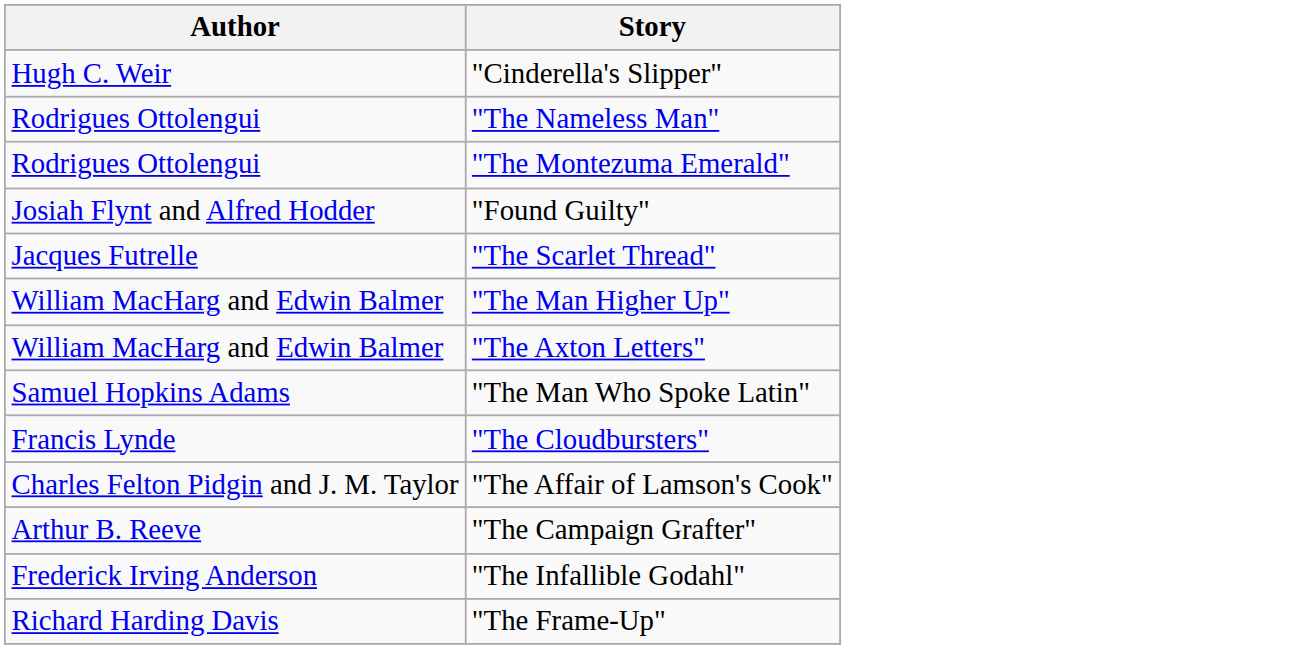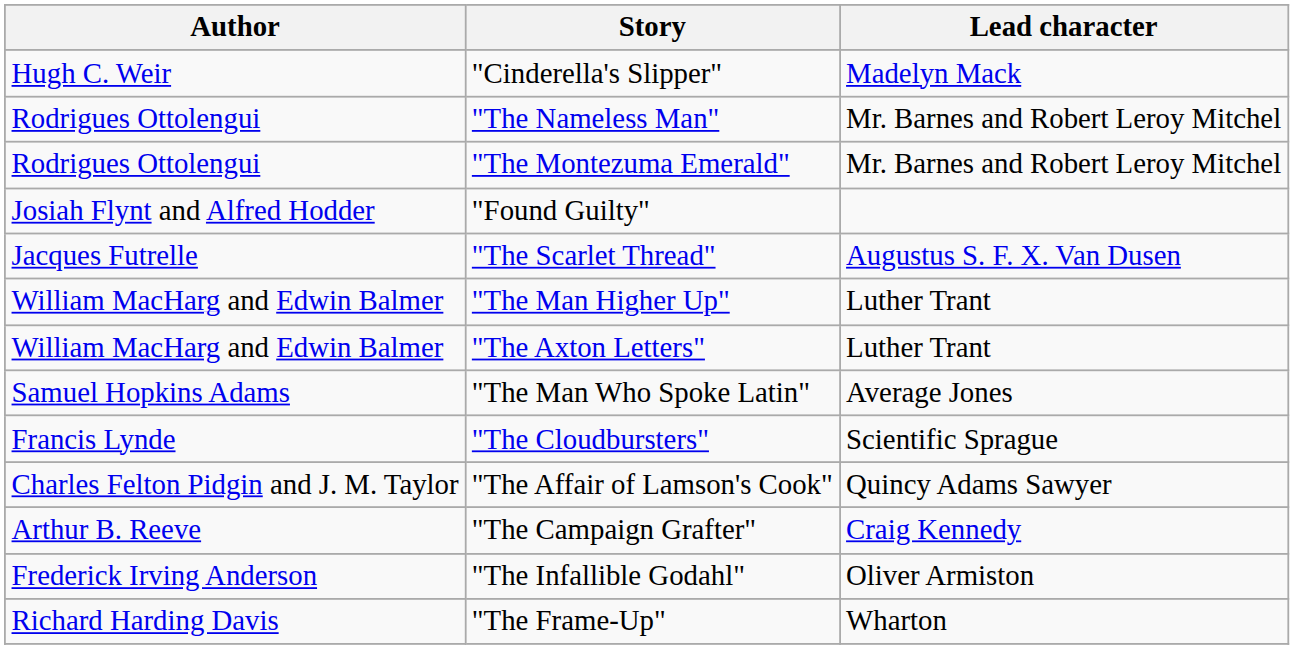+ column: (1064, 27)
